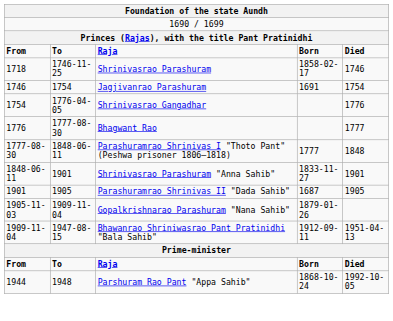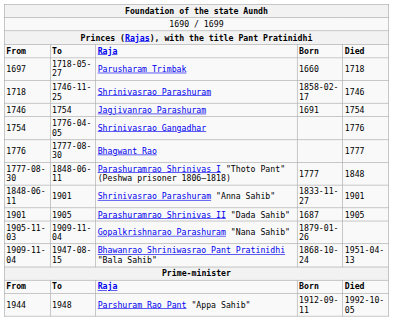+ row: (16, 69)
(319, 233) 1912-09-11 -> (319, 255) 1868-10-24
(319, 282) 1868-10-24 -> (319, 305) 1912-09-11
